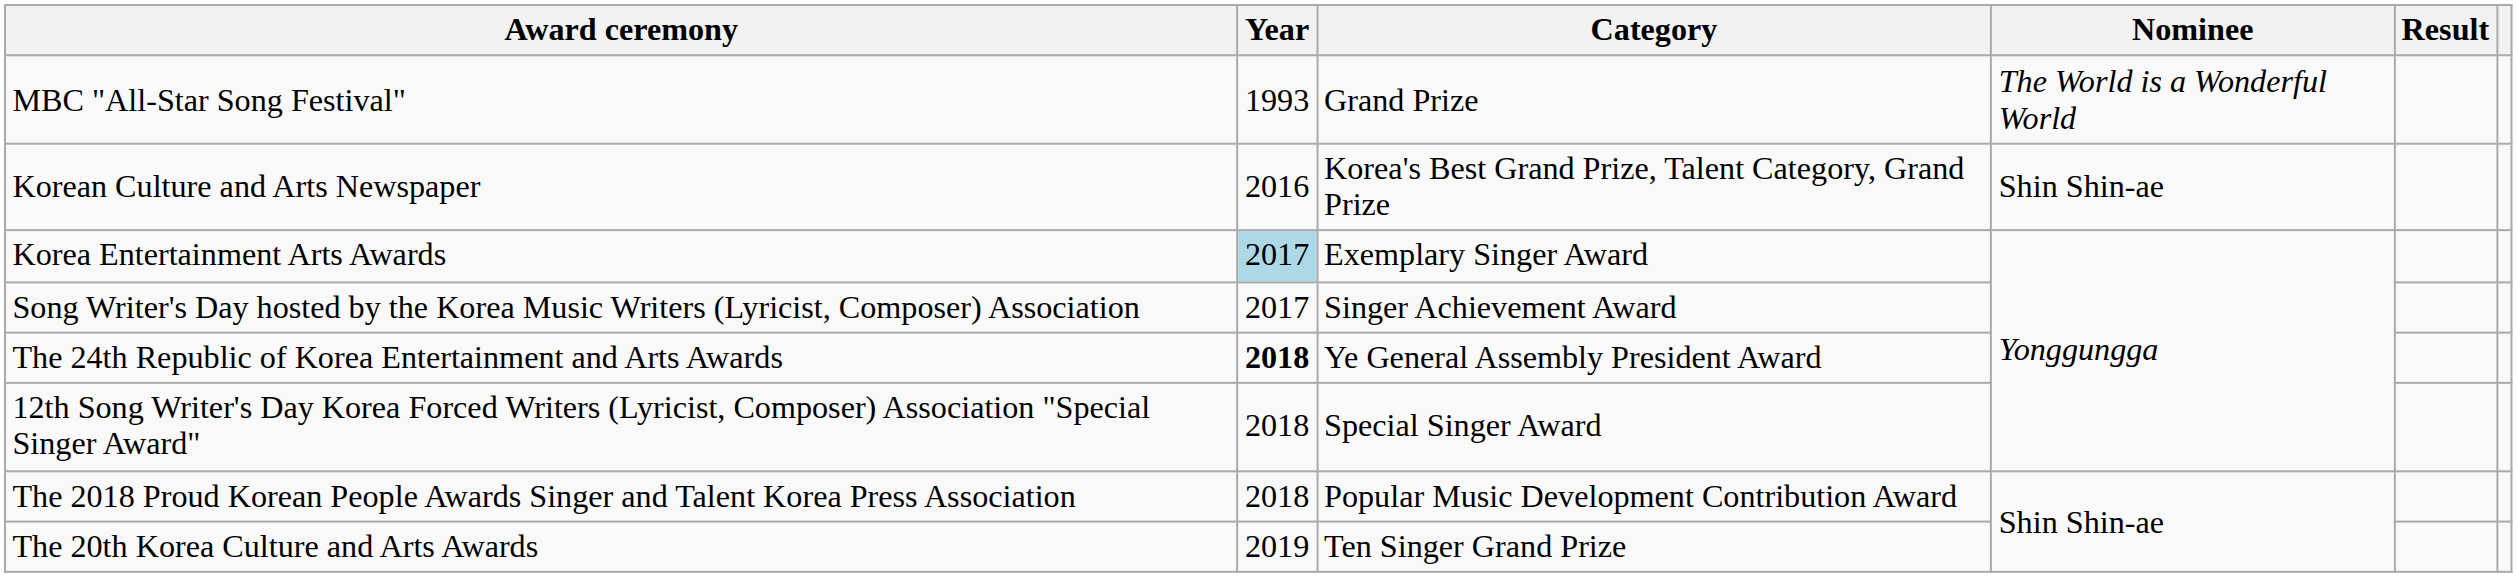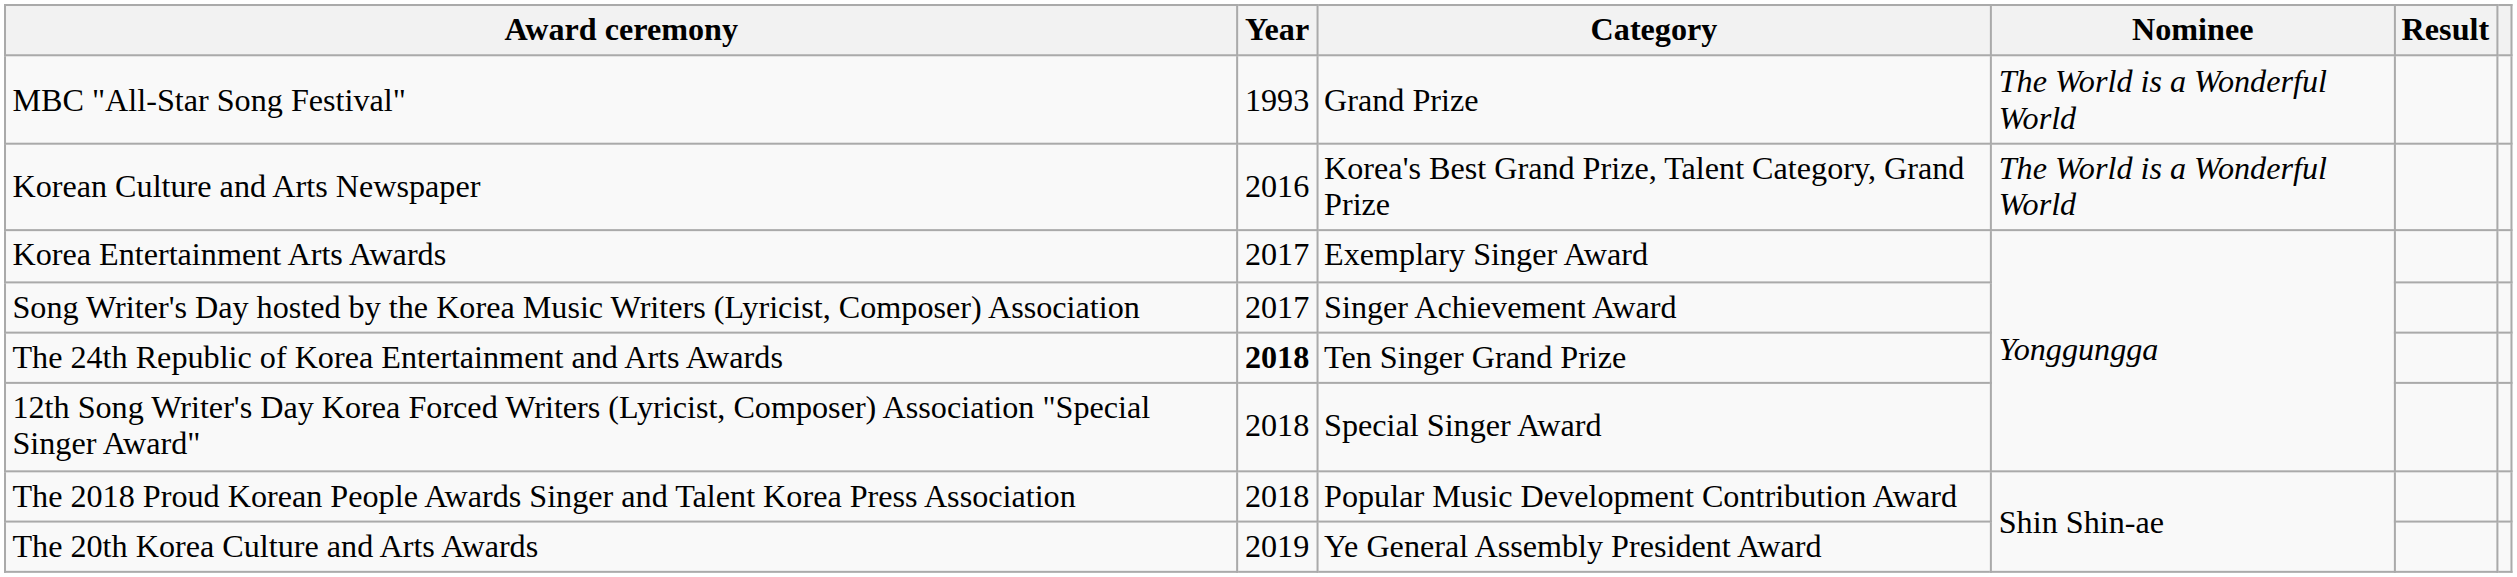(2081, 186) Shin Shin-ae -> (2163, 186) The World is a Wonderful World
(1277, 255) lightblue background -> (1277, 255) no background
(1573, 357) Ye General Assembly President Award -> (1475, 357) Ten Singer Grand Prize
(1475, 546) Ten Singer Grand Prize -> (1573, 546) Ye General Assembly President Award
